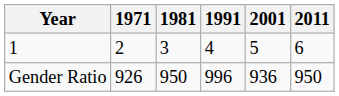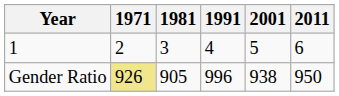(129, 76) no background -> (129, 76) khaki background
(174, 76) 950 -> (174, 76) 905
(263, 76) 936 -> (263, 76) 938
